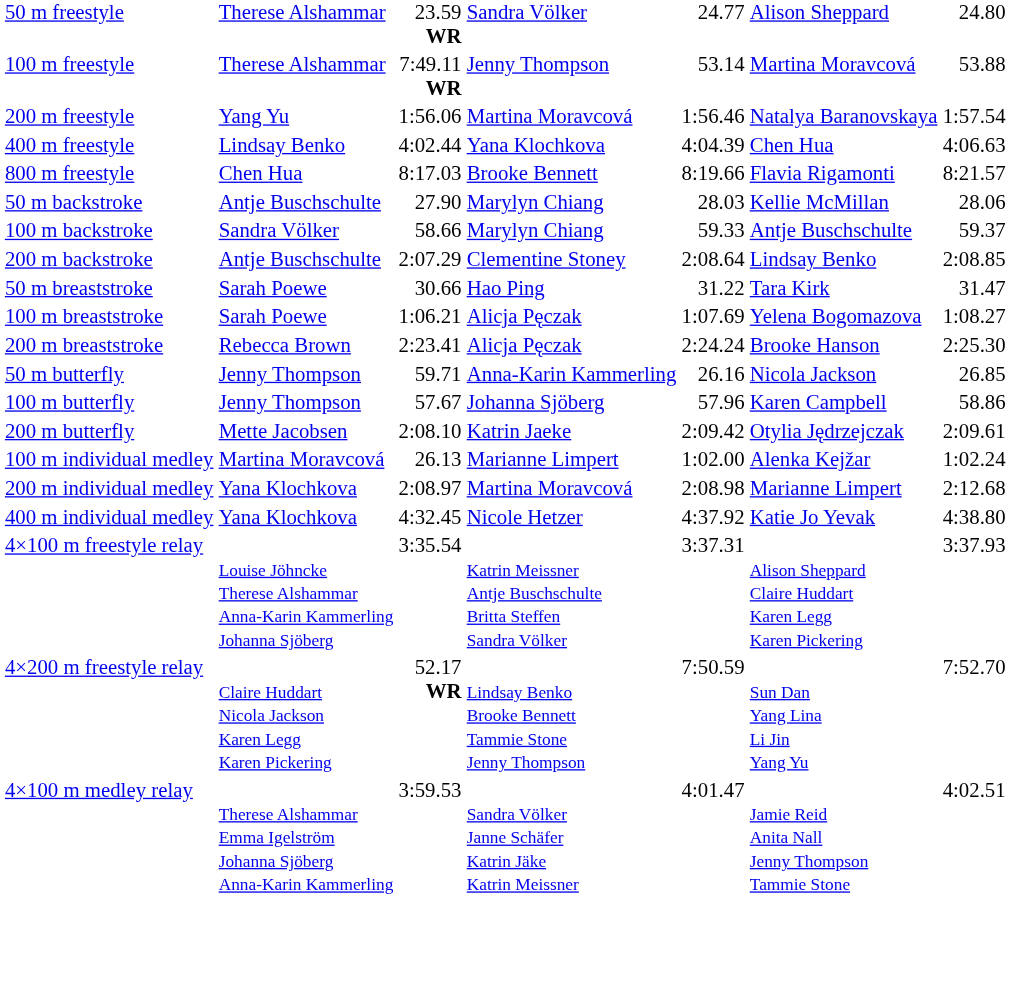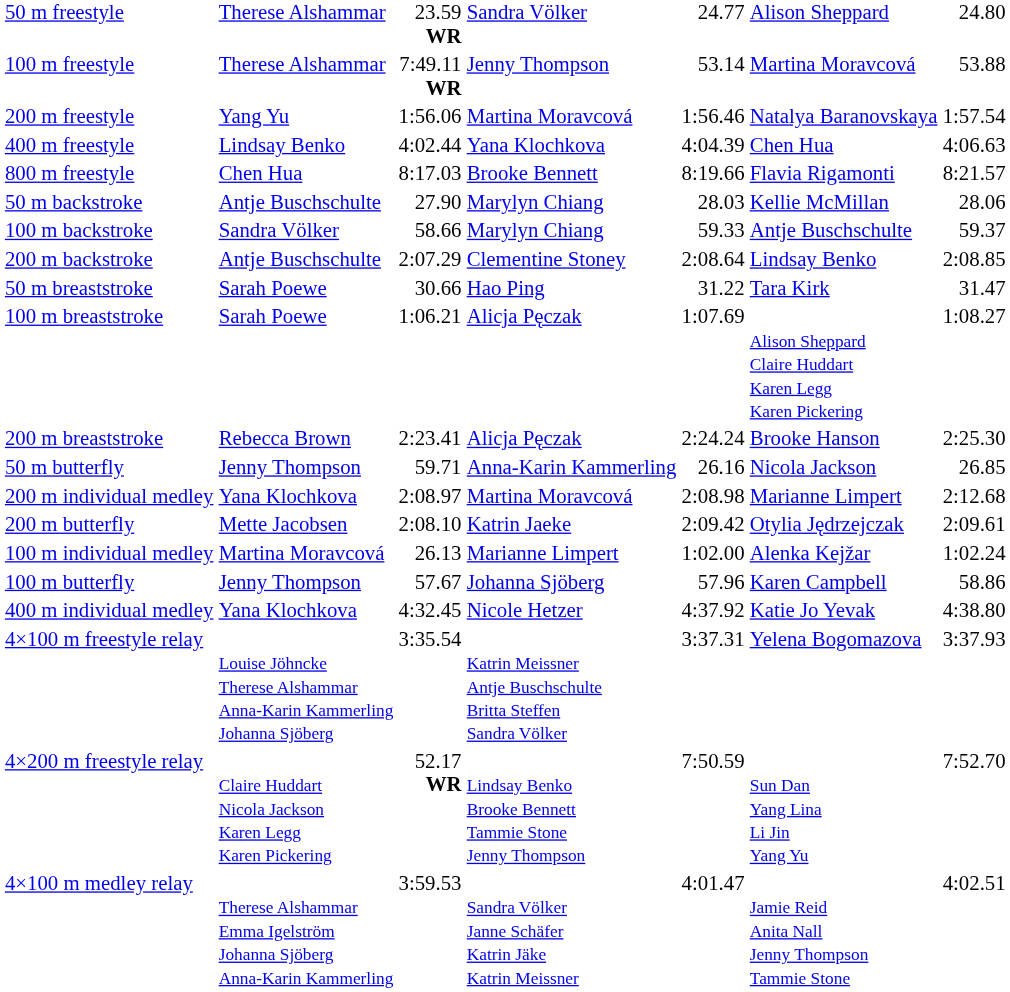(836, 316) Yelena Bogomazova -> (808, 376) Alison Sheppard Claire Huddart Karen Legg Karen Pickering
rows swapped: (70, 402) <-> (109, 488)
(808, 605) Alison Sheppard Claire Huddart Karen Legg Karen Pickering -> (836, 639) Yelena Bogomazova
